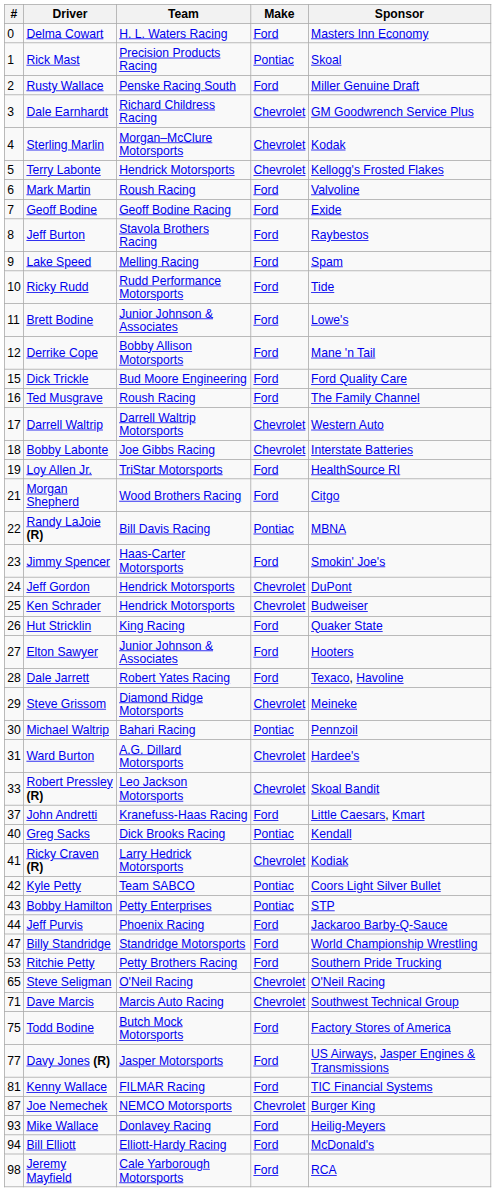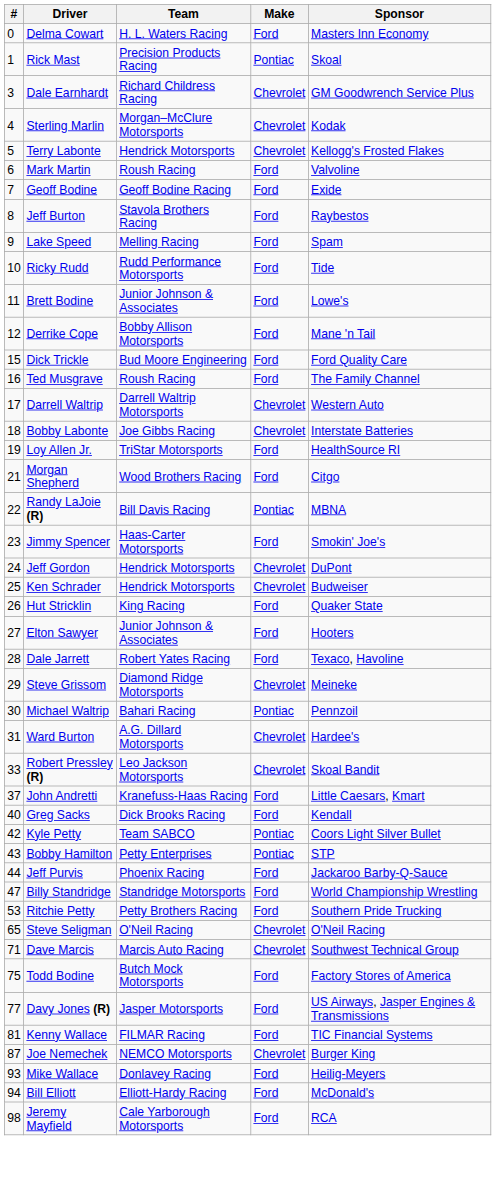- row: (65, 86)
(274, 834) Pontiac -> (266, 815) Ford
- row: (63, 860)
